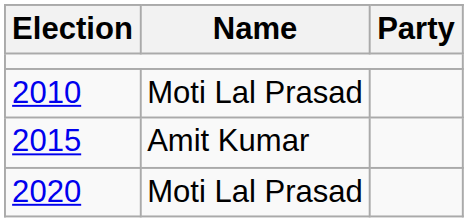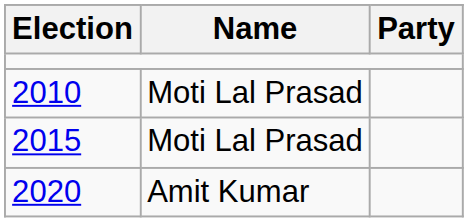(228, 141) Amit Kumar -> (255, 141) Moti Lal Prasad
(255, 191) Moti Lal Prasad -> (228, 191) Amit Kumar
